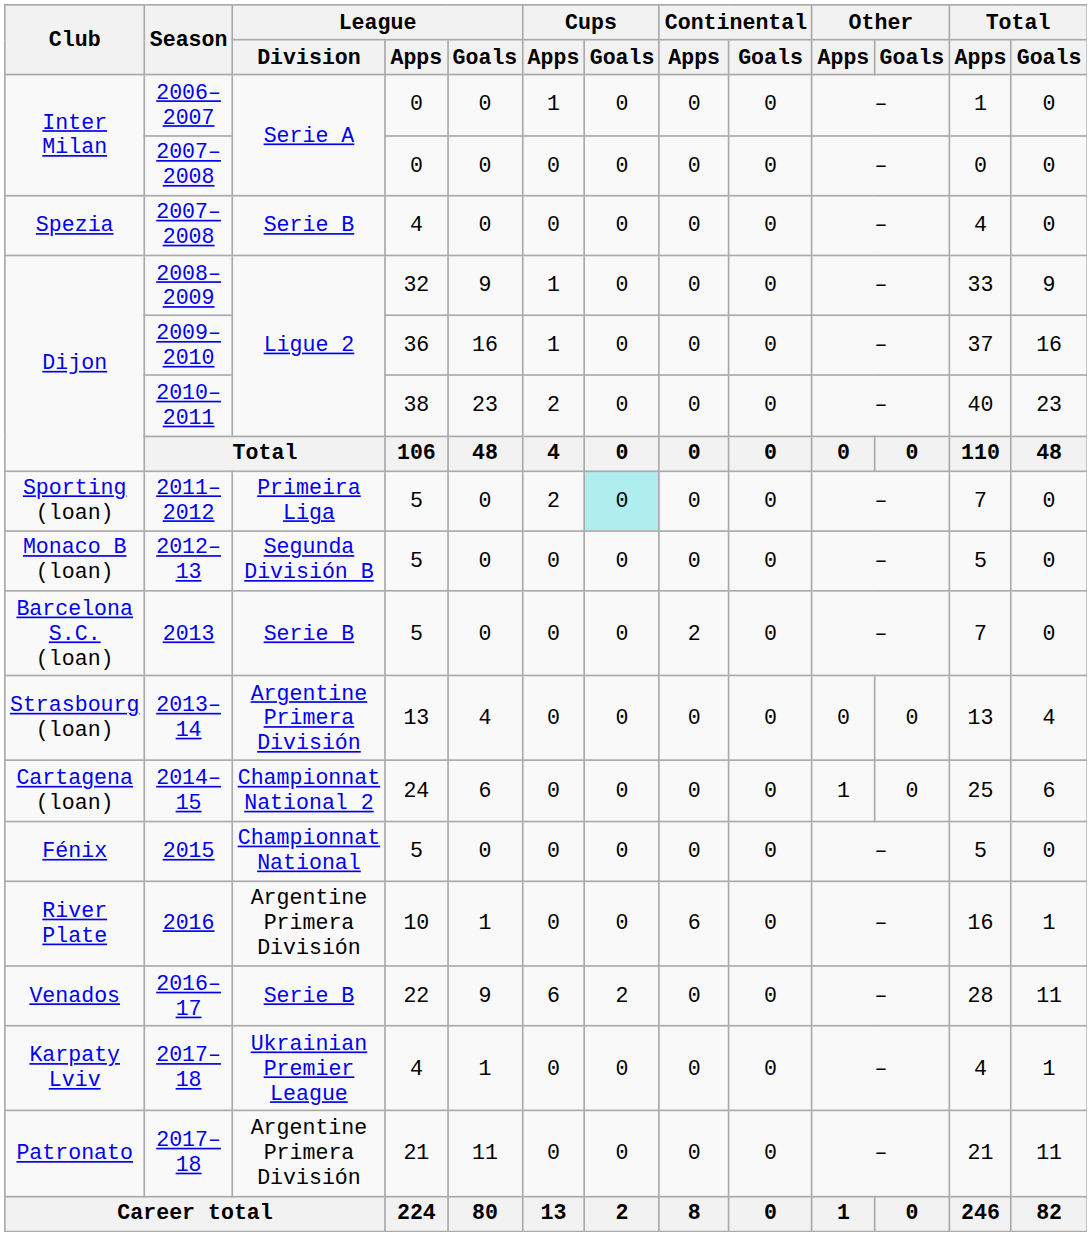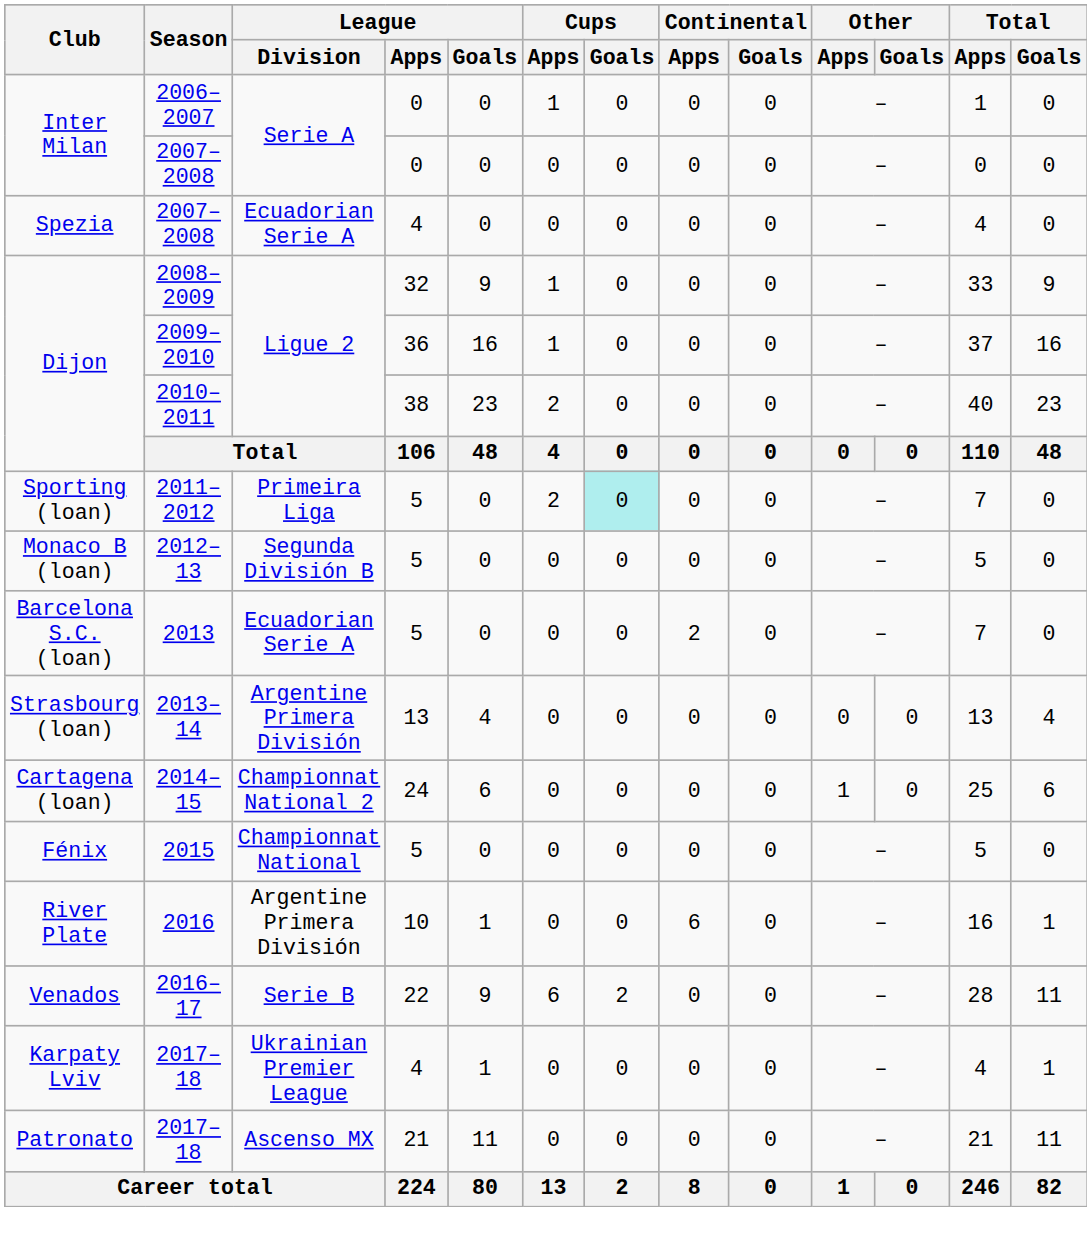(309, 225) Serie B -> (309, 225) Ecuadorian Serie A
(309, 633) Serie B -> (309, 633) Ecuadorian Serie A
(309, 1153) Argentine Primera División -> (309, 1141) Ascenso MX
